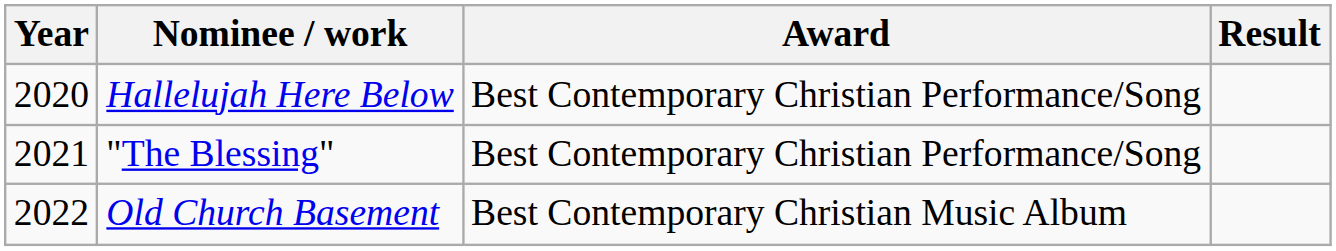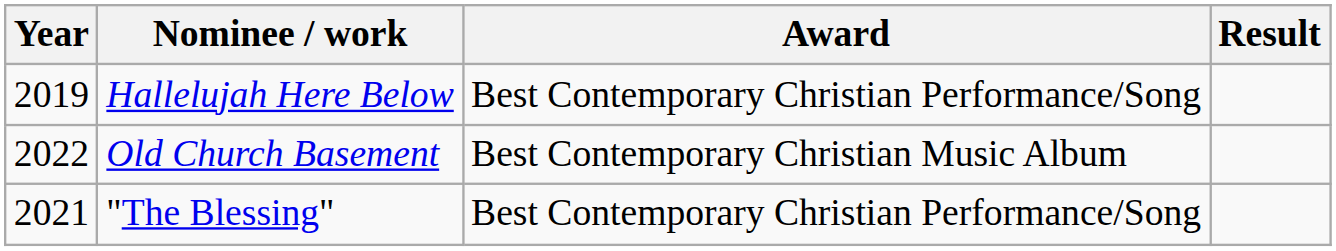(51, 93) 2020 -> (51, 93) 2019
rows swapped: (220, 153) <-> (273, 213)
